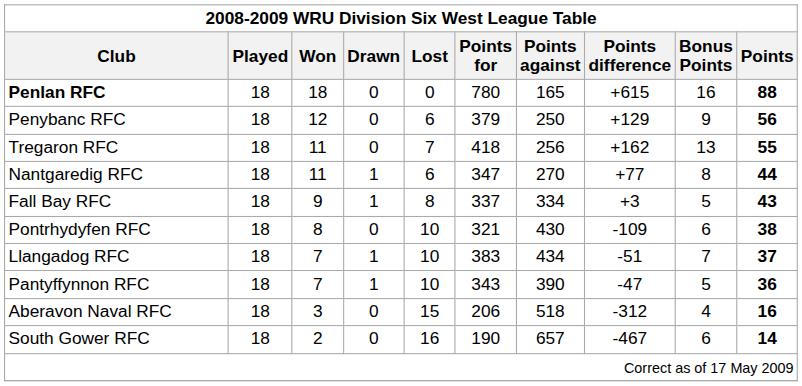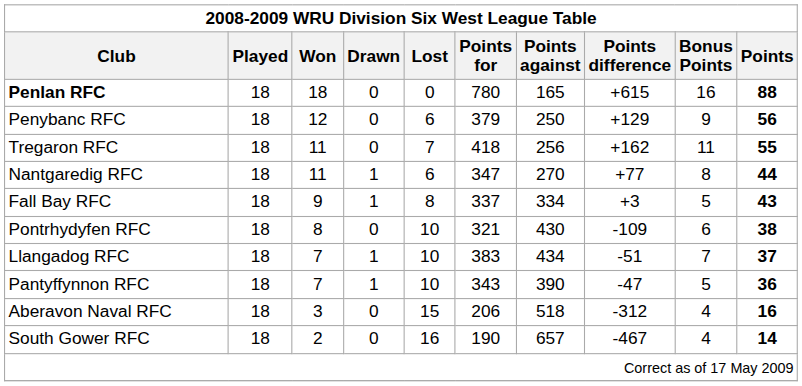(706, 147) 13 -> (706, 147) 11
(706, 339) 6 -> (706, 339) 4
